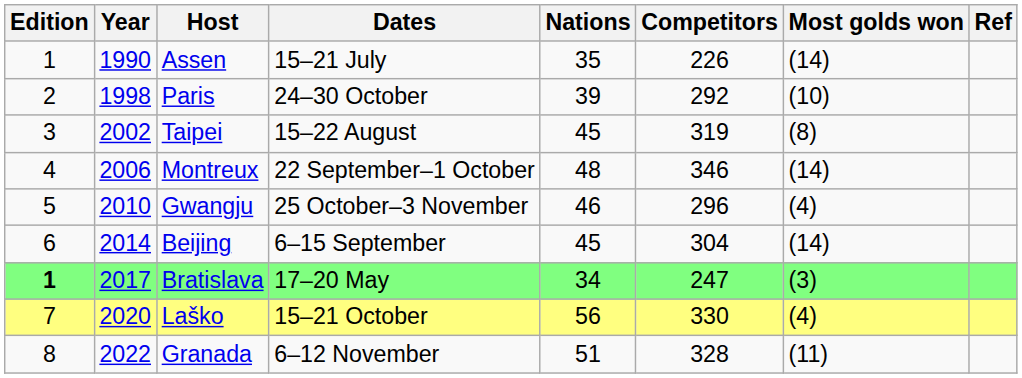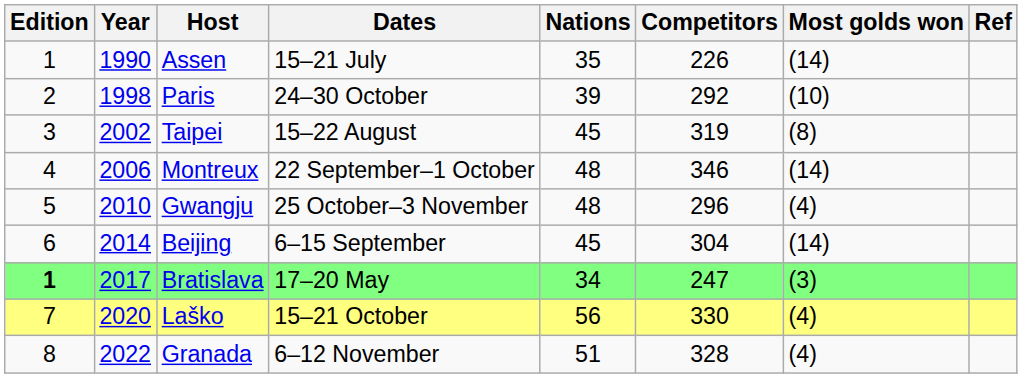(588, 206) 46 -> (588, 206) 48
(808, 354) (11) -> (803, 354) (4)
